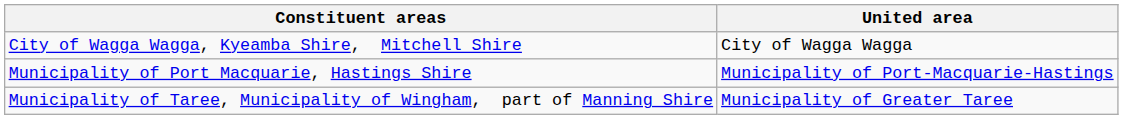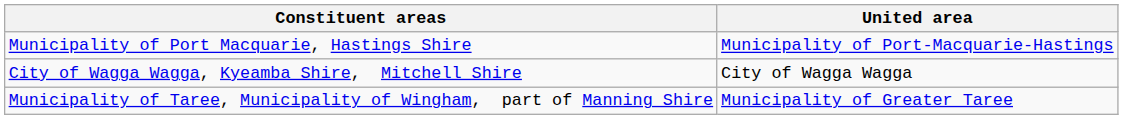rows swapped: (240, 73) <-> (265, 46)
